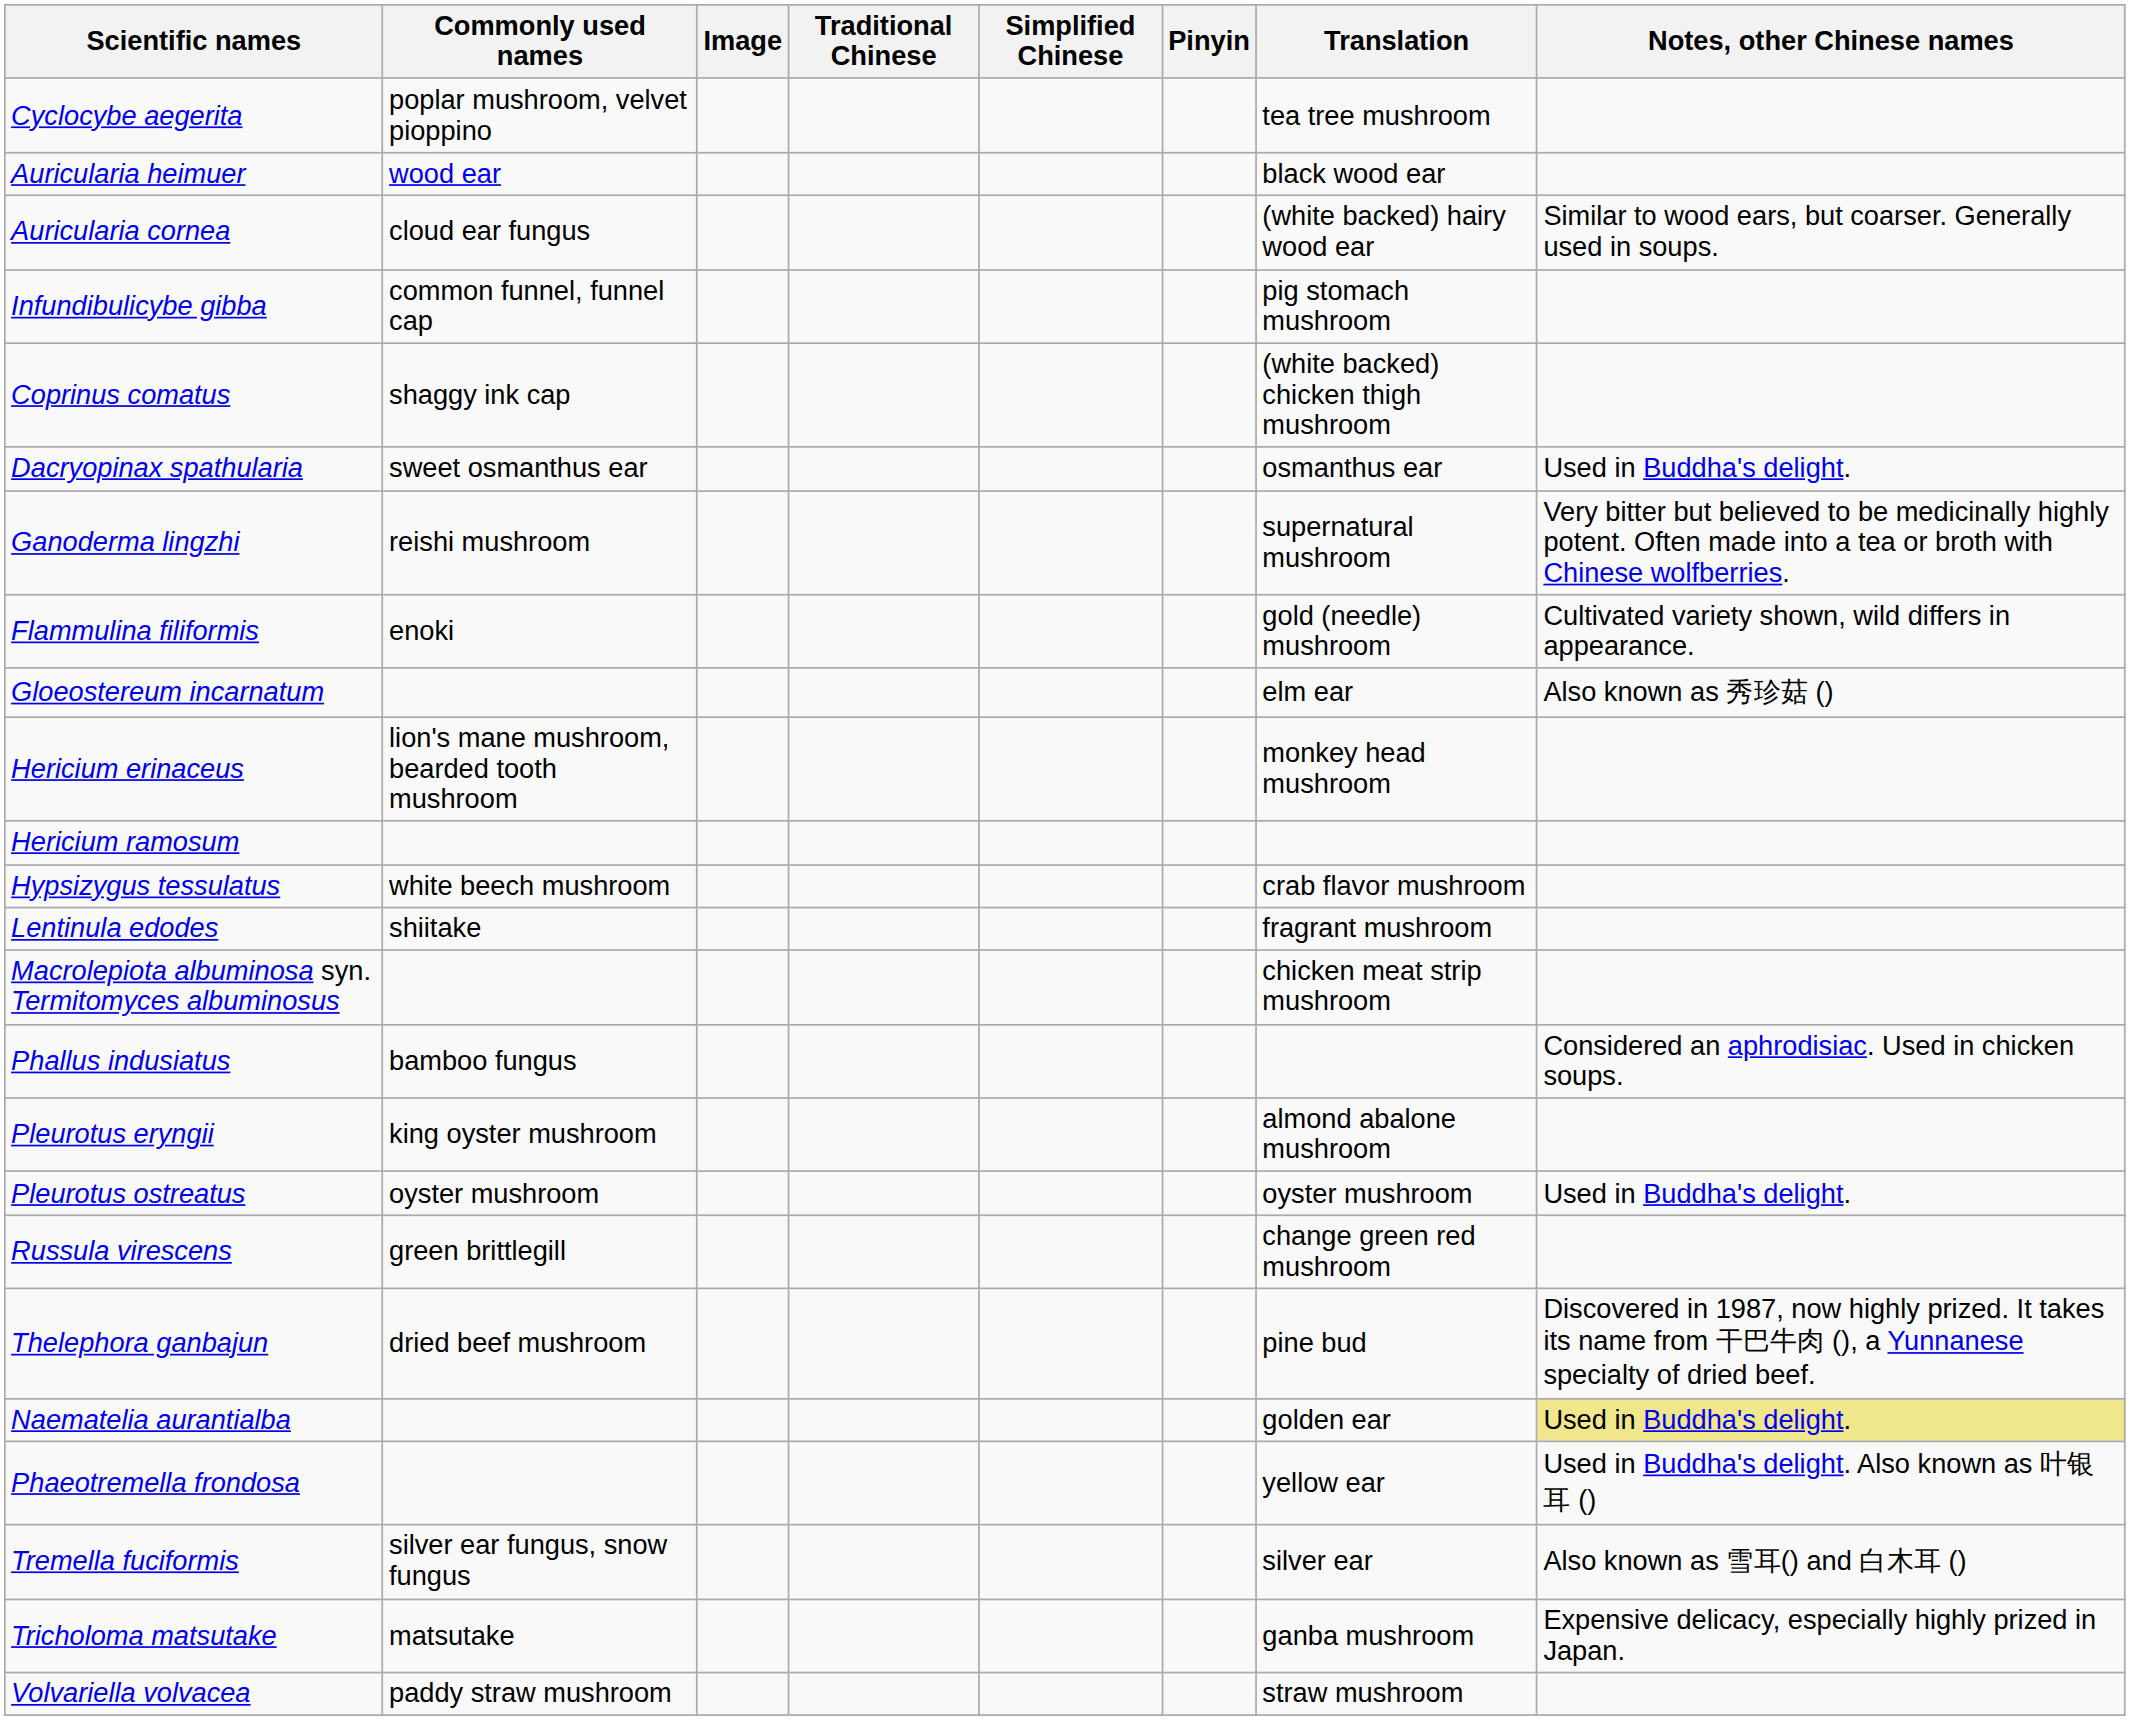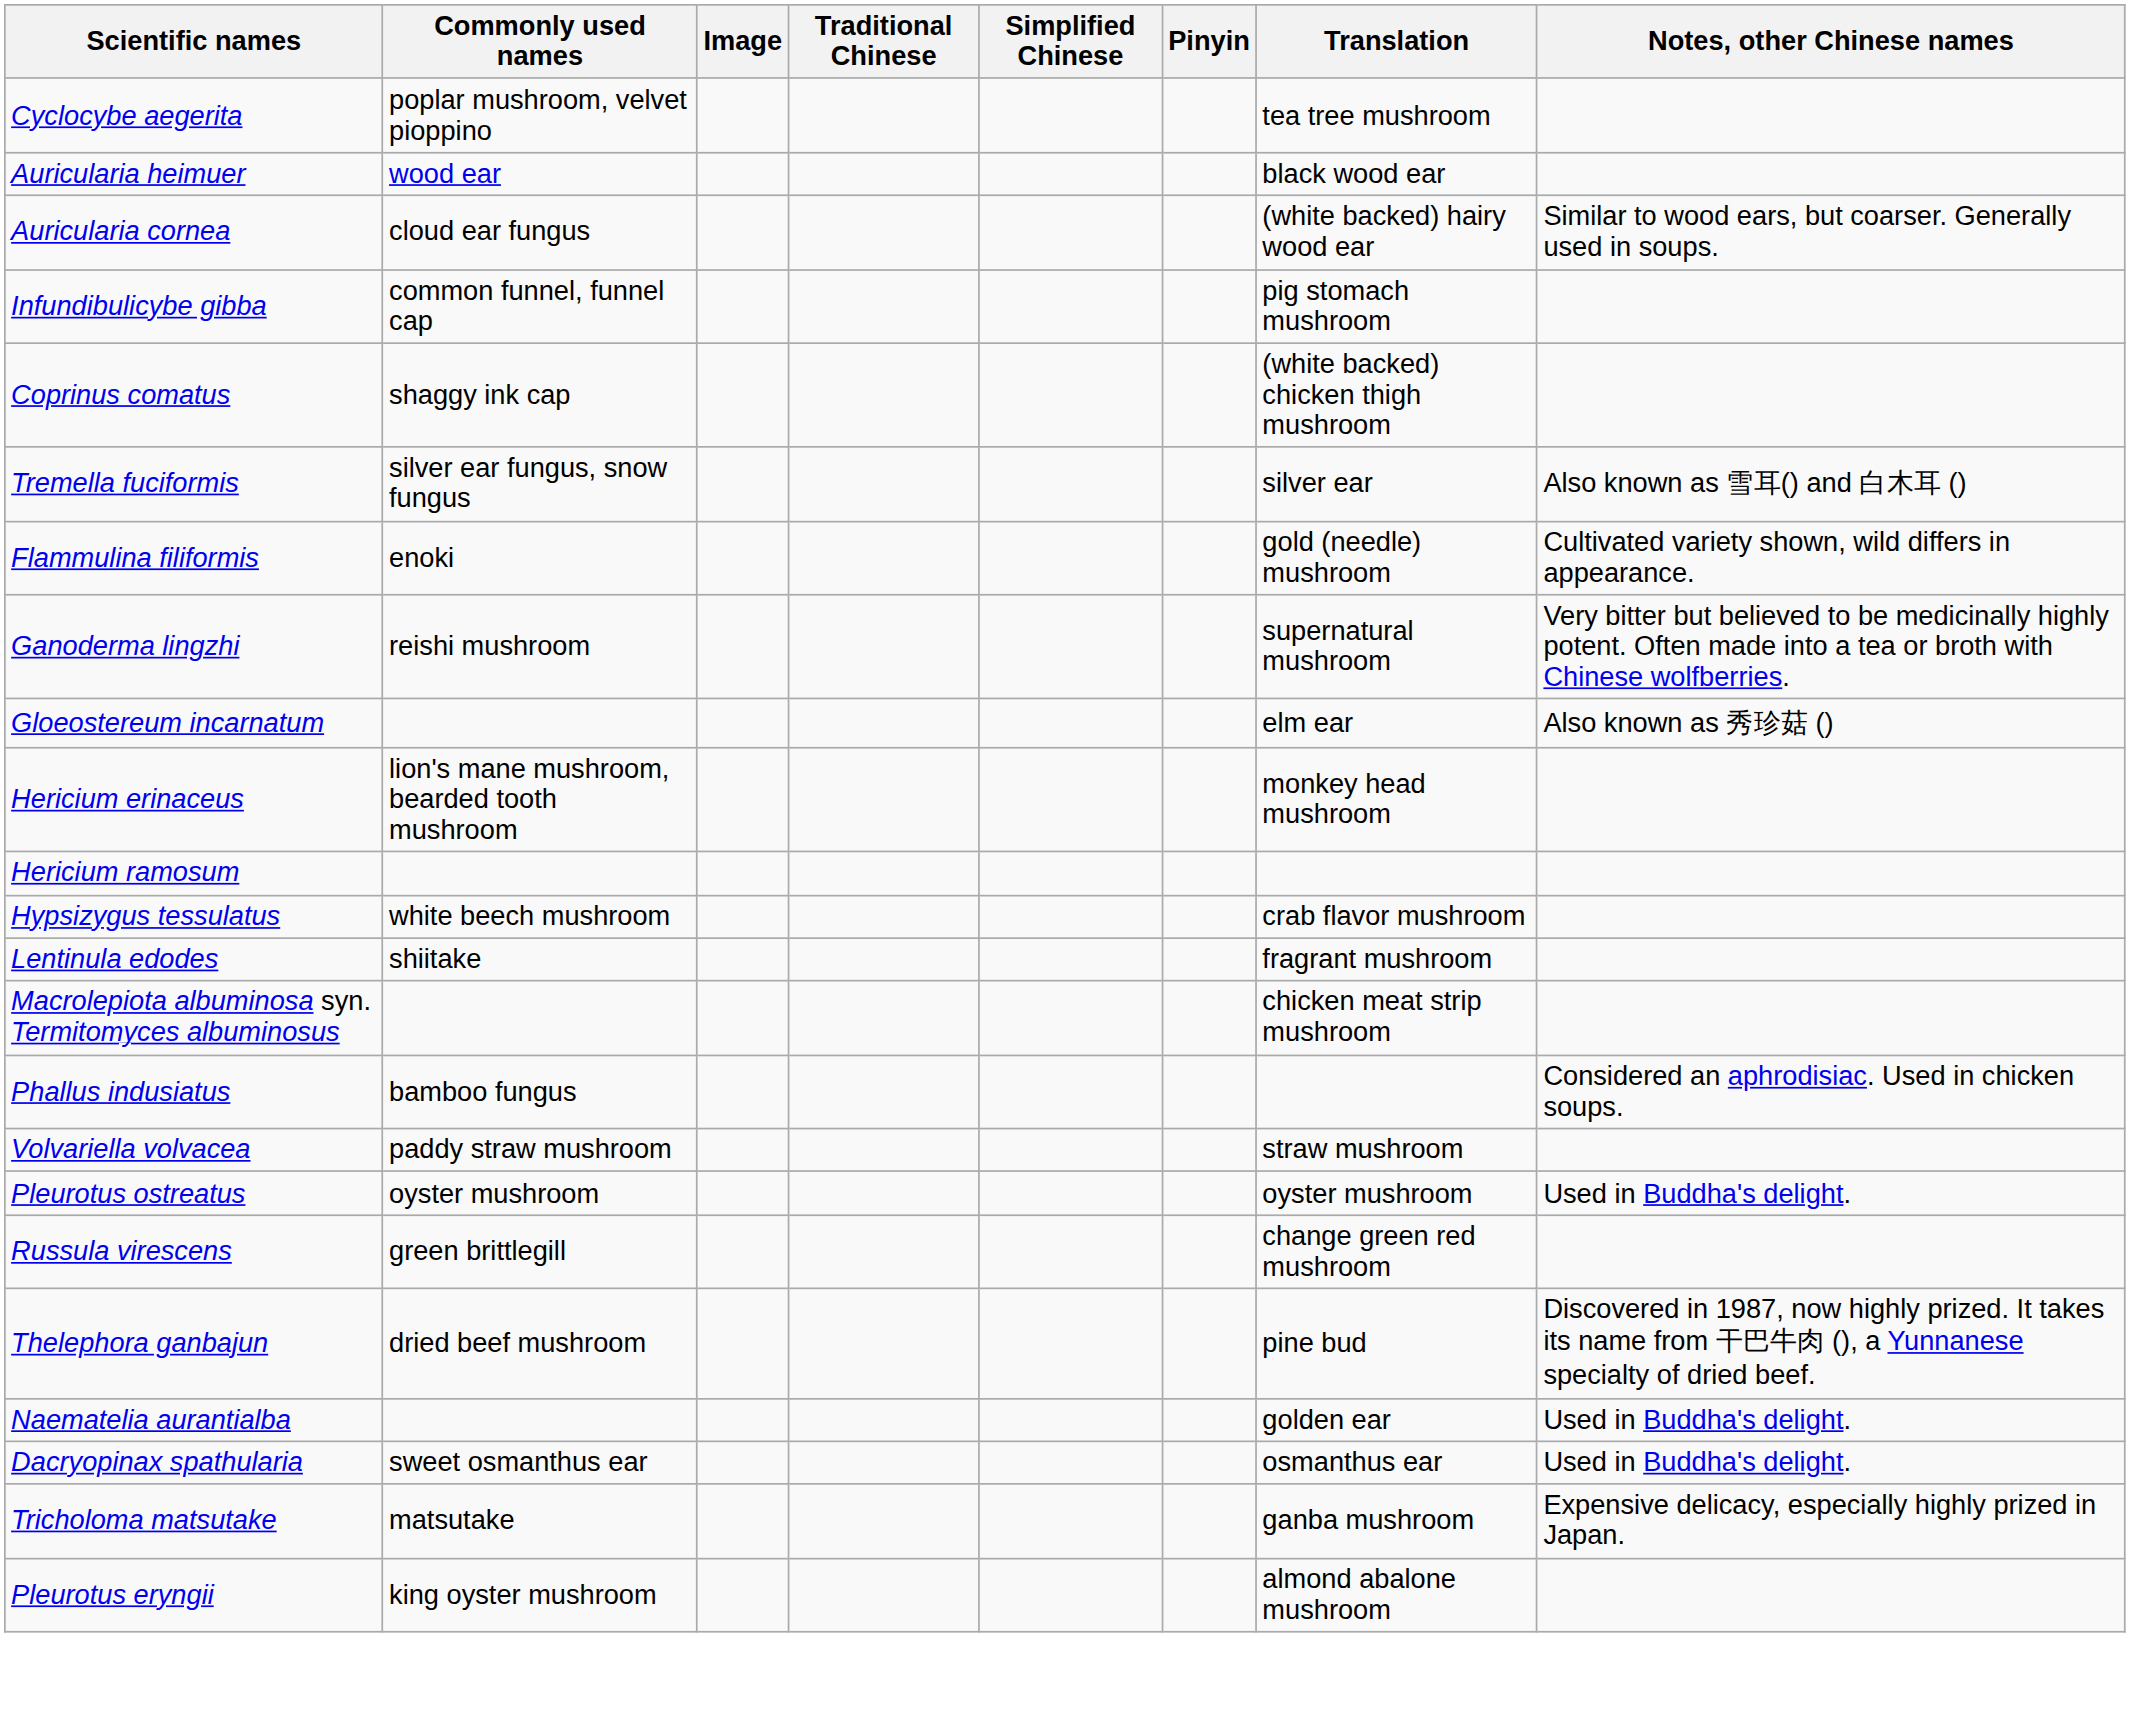rows swapped: (157, 468) <-> (125, 1561)
rows swapped: (135, 631) <-> (125, 542)
rows swapped: (112, 1134) <-> (131, 1693)
(1697, 1419) khaki background -> (1697, 1419) no background
- row: (156, 1482)
